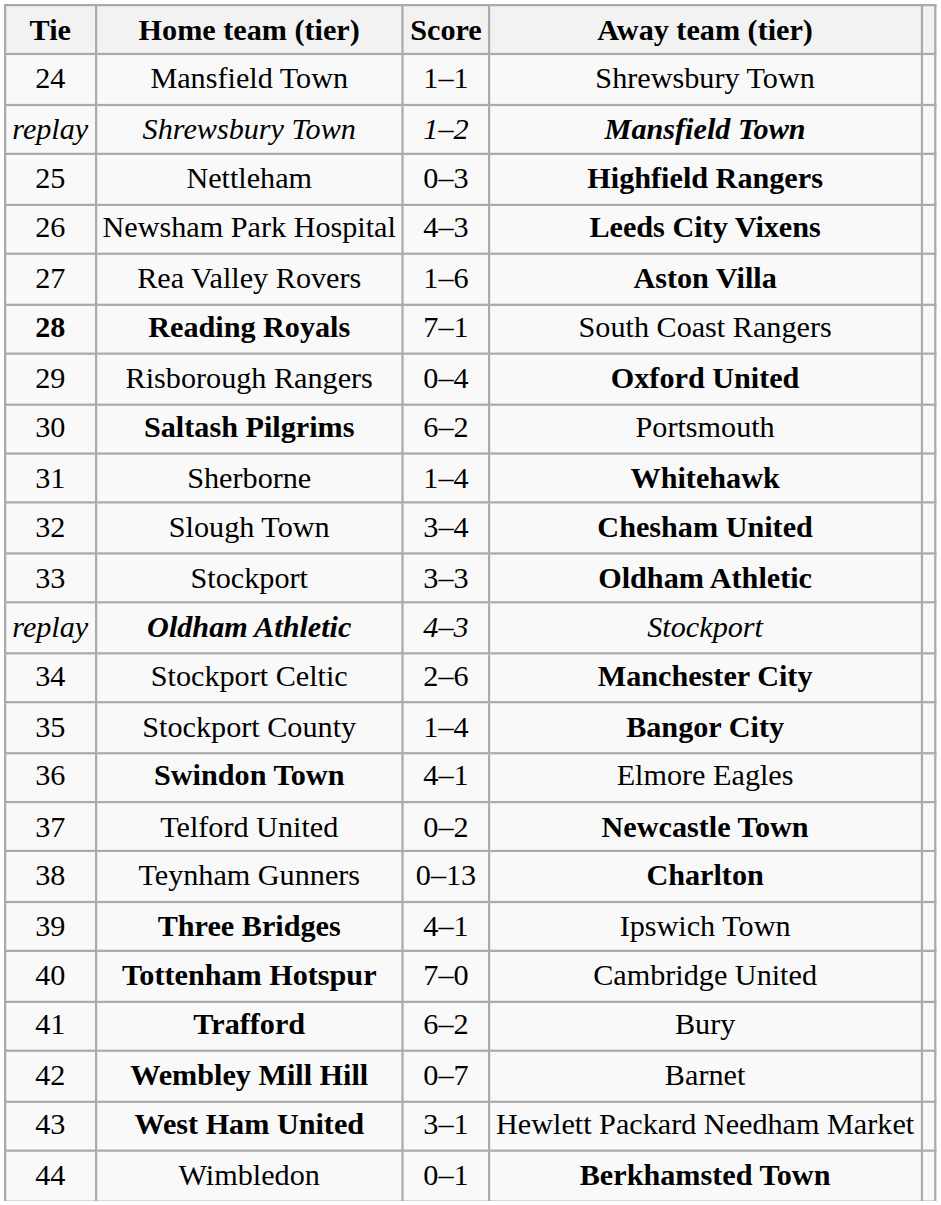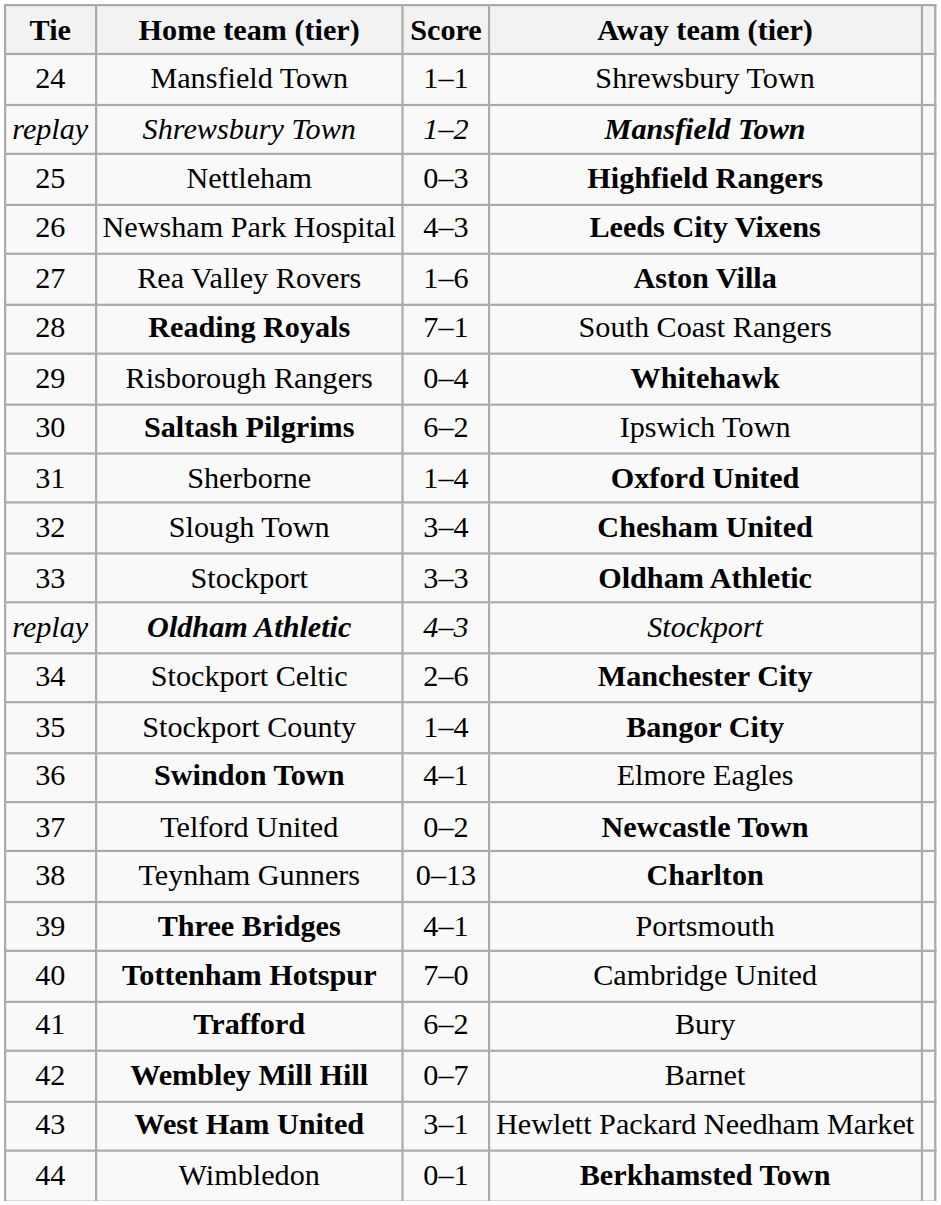(50, 327) bold -> (50, 327) normal
(705, 377) Oxford United -> (705, 377) Whitehawk
(705, 427) Portsmouth -> (705, 427) Ipswich Town
(705, 477) Whitehawk -> (705, 477) Oxford United
(705, 925) Ipswich Town -> (705, 925) Portsmouth
